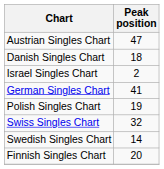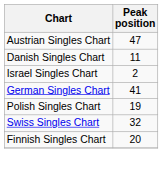(136, 57) 18 -> (135, 57) 11
- row: (59, 139)
